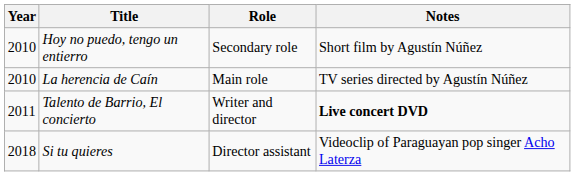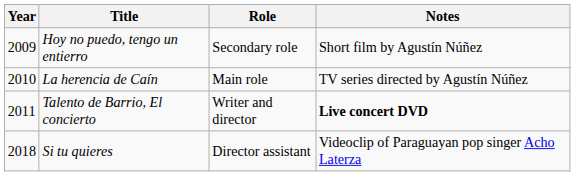(22, 48) 2010 -> (22, 48) 2009
